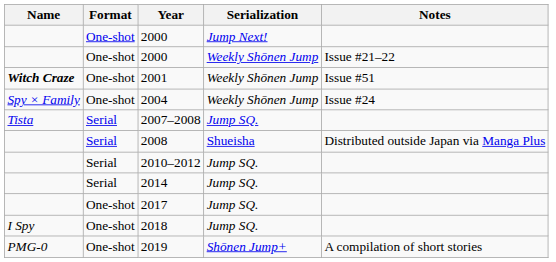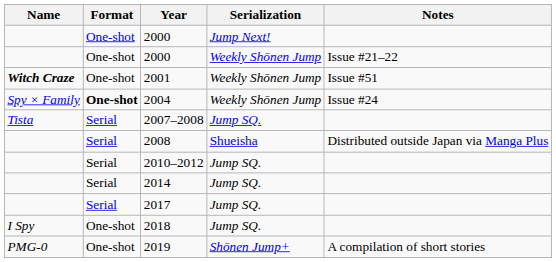(110, 99) normal -> (112, 99) bold
(110, 204) One-shot -> (101, 204) Serial
